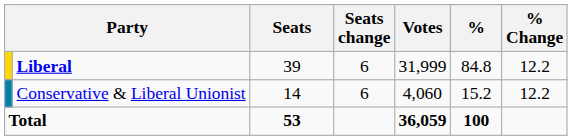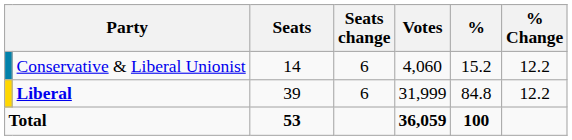rows swapped: (44, 65) <-> (131, 93)
